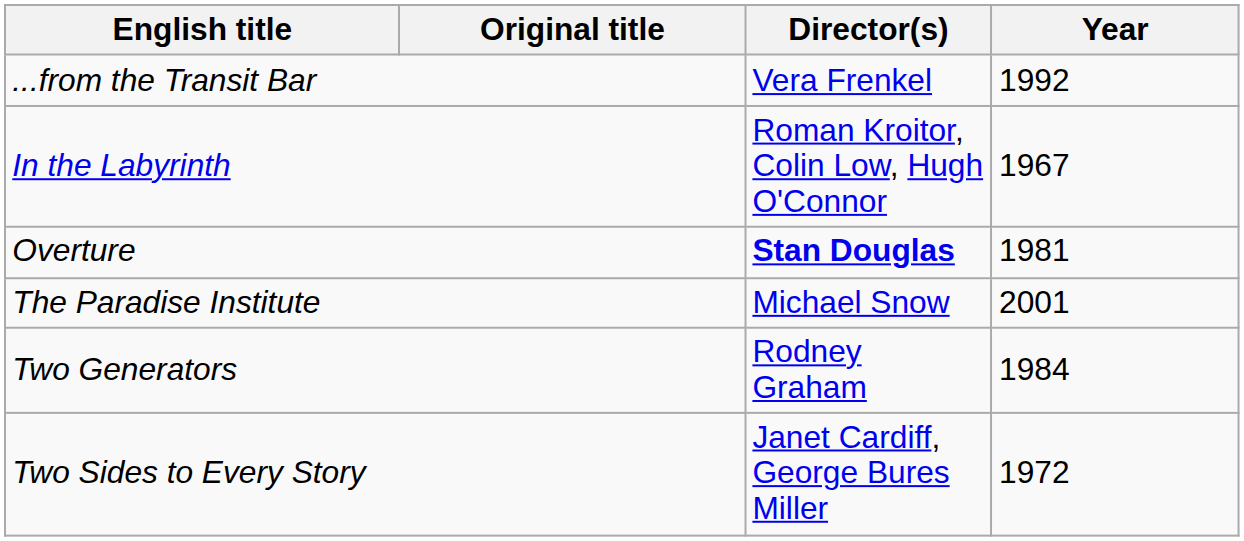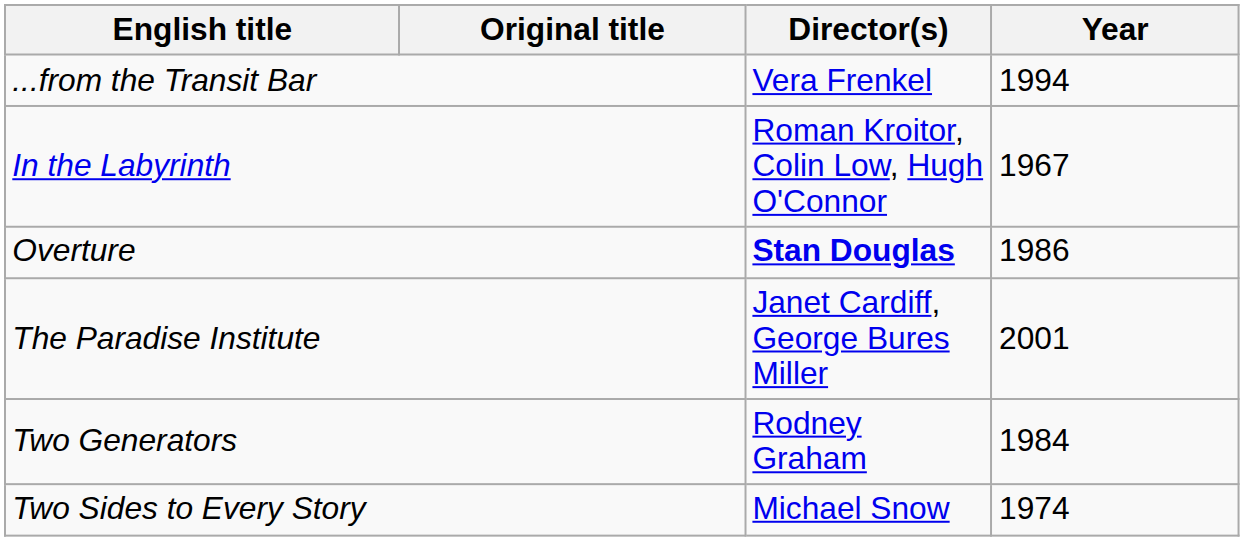(1034, 79) 1992 -> (1034, 79) 1994
(1034, 251) 1981 -> (1034, 251) 1986
(851, 301) Michael Snow -> (851, 337) Janet Cardiff, George Bures Miller
(851, 473) Janet Cardiff, George Bures Miller -> (851, 509) Michael Snow
(1034, 473) 1972 -> (1034, 509) 1974
